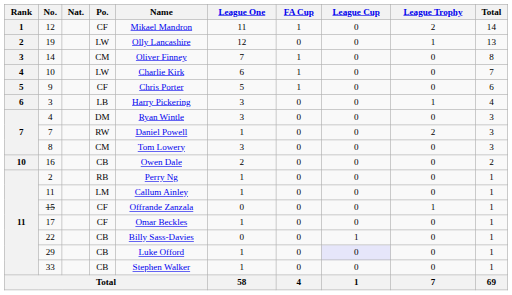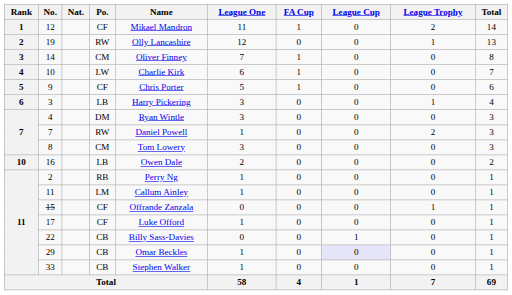(102, 42) LW -> (102, 42) RW
(102, 162) CB -> (102, 162) LB
(161, 222) Omar Beckles -> (161, 222) Luke Offord
(161, 252) Luke Offord -> (161, 252) Omar Beckles
